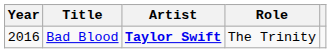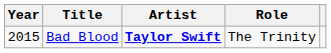(24, 37) 2016 -> (24, 37) 2015
